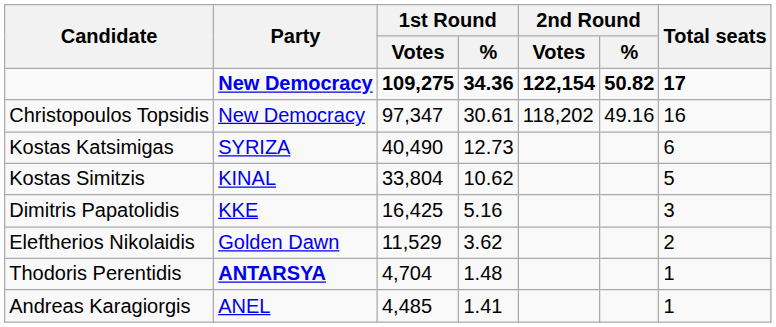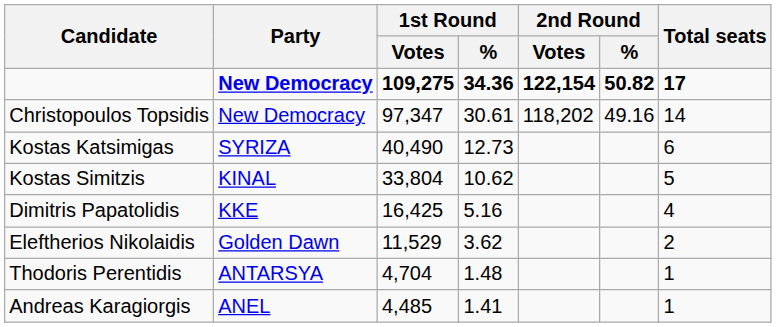(675, 115) 16 -> (675, 115) 14
(669, 210) 3 -> (669, 210) 4
(272, 274) bold -> (271, 274) normal
